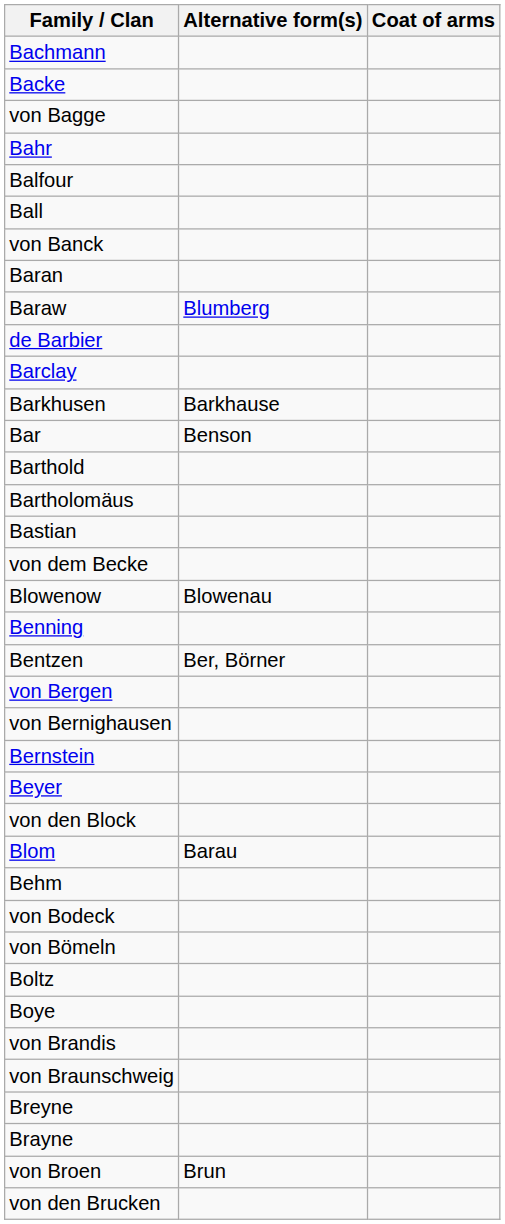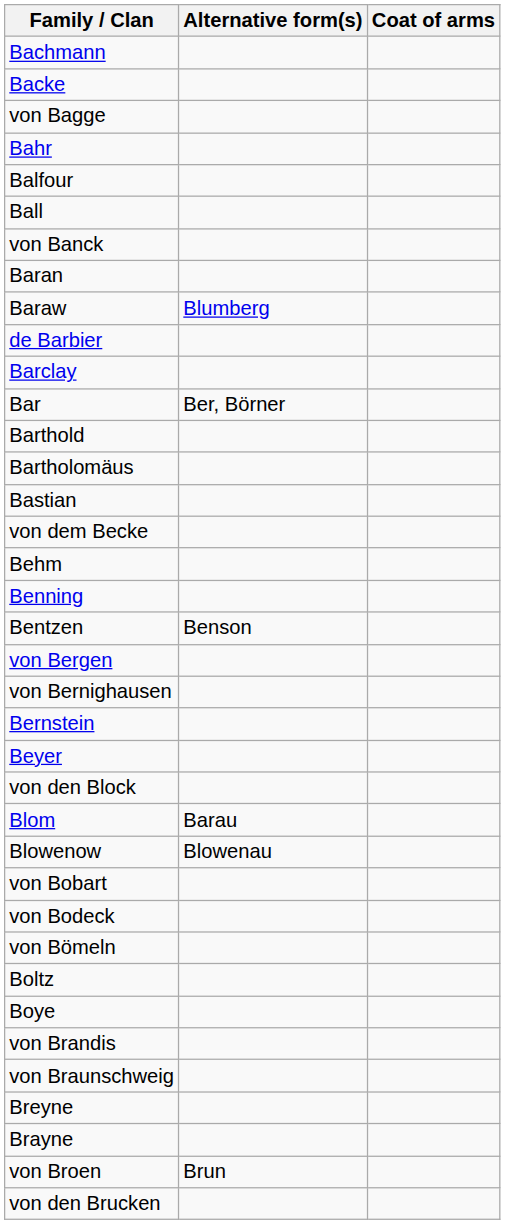- row: (57, 404)
(218, 436) Benson -> (234, 404) Ber, Börner
rows swapped: (36, 883) <-> (55, 595)
(234, 659) Ber, Börner -> (218, 627) Benson
+ row: (58, 883)
